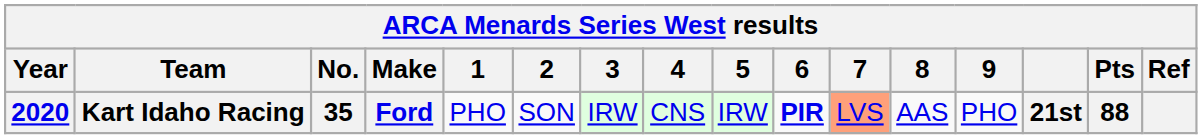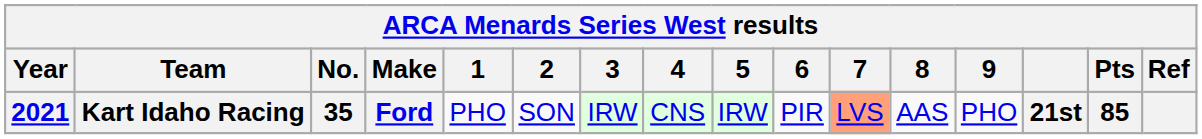(40, 112) 2020 -> (40, 112) 2021
(802, 112) bold -> (802, 112) normal
(1115, 112) 88 -> (1115, 112) 85
